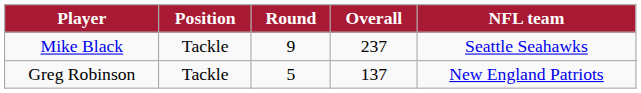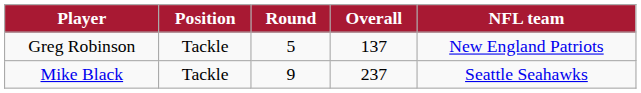rows swapped: (82, 74) <-> (82, 46)
